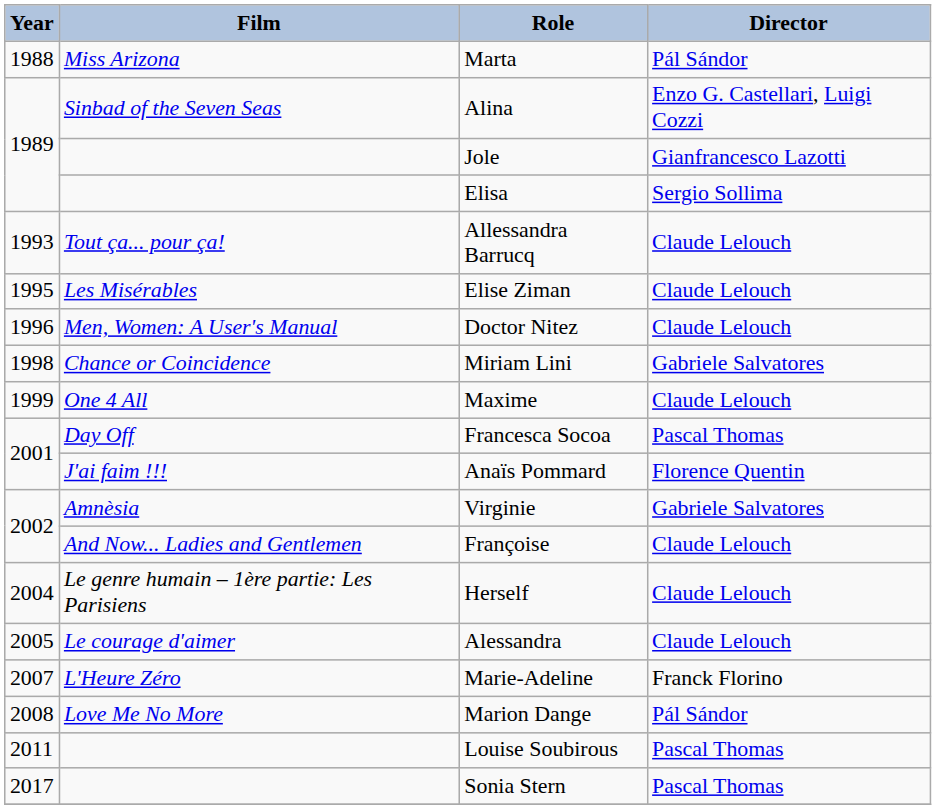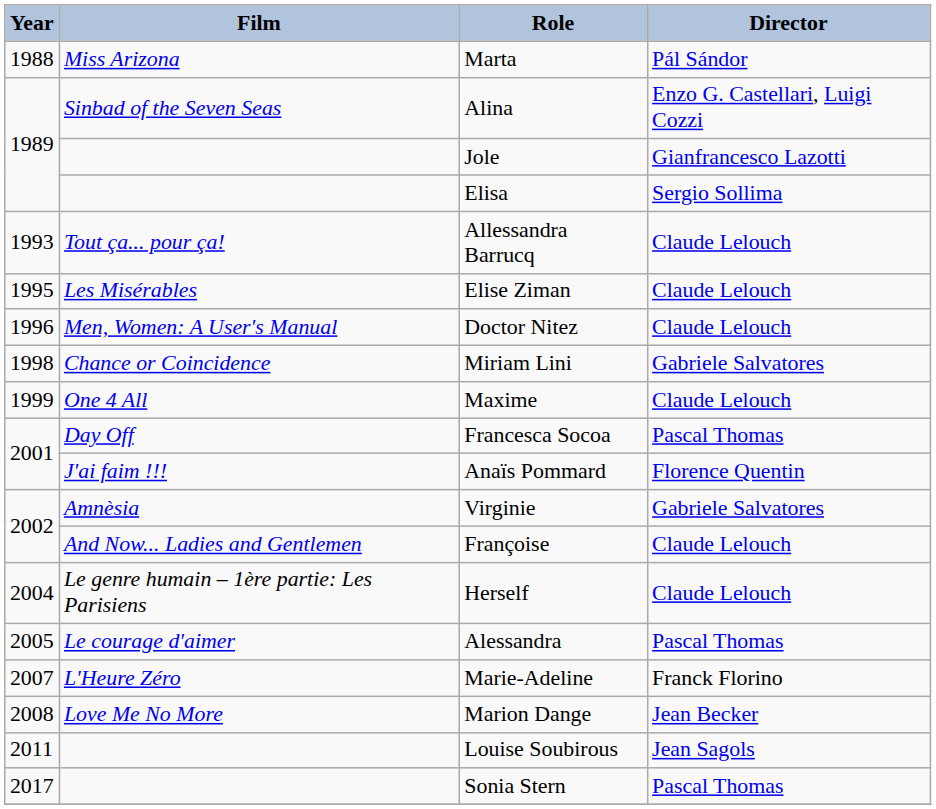(722, 641) Claude Lelouch -> (718, 641) Pascal Thomas
(700, 714) Pál Sándor -> (705, 714) Jean Becker
(718, 750) Pascal Thomas -> (703, 750) Jean Sagols
